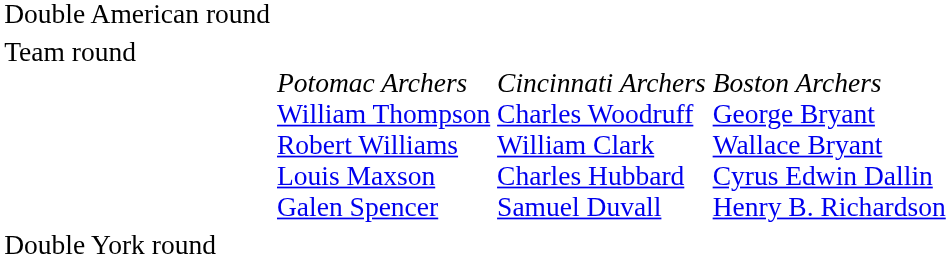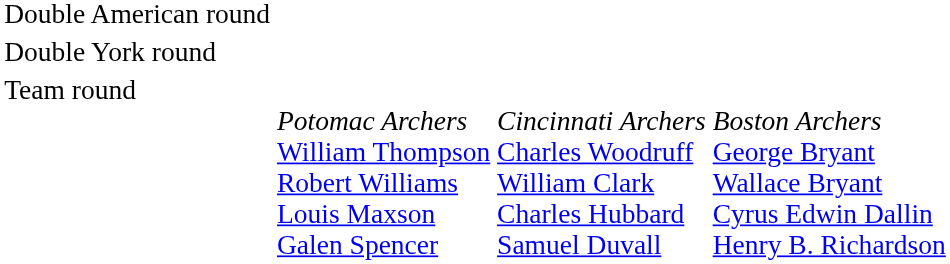rows swapped: (110, 244) <-> (70, 52)
